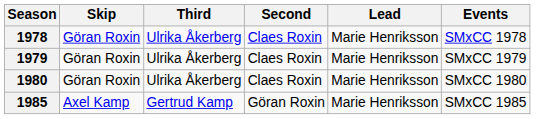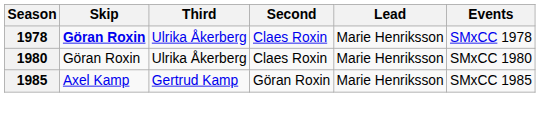(102, 37) normal -> (104, 37) bold
- row: (32, 59)
